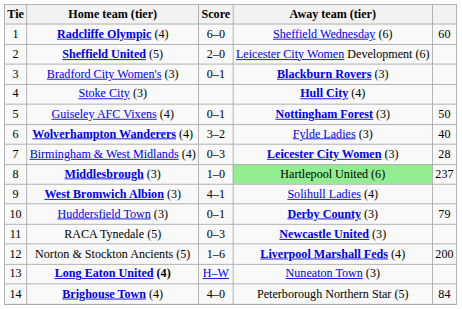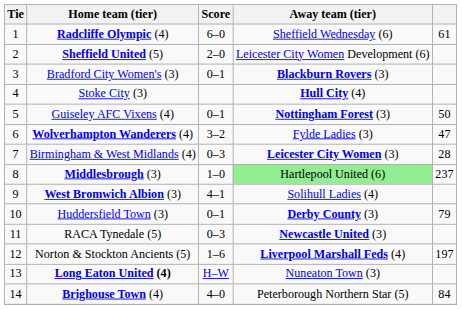(444, 34) 60 -> (444, 34) 61
(444, 133) 40 -> (444, 133) 47
(444, 253) 200 -> (444, 253) 197
